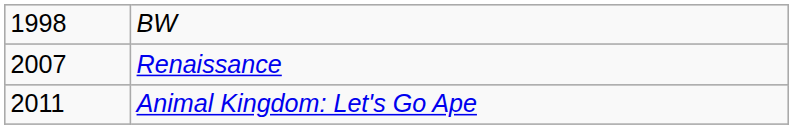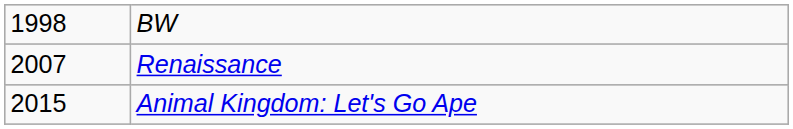(38, 104) 2011 -> (39, 104) 2015
